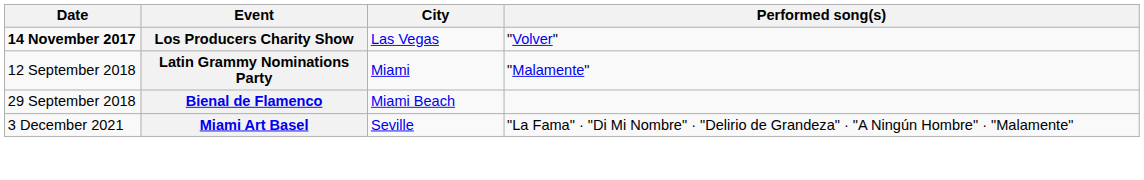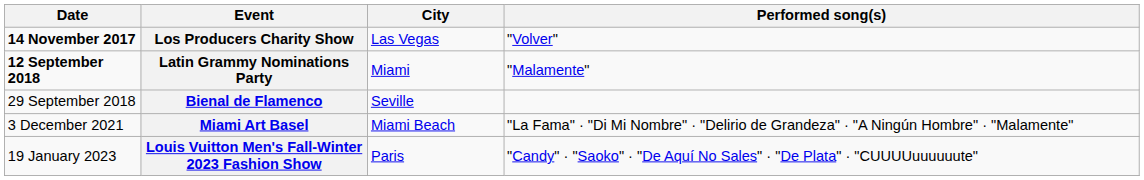(72, 70) normal -> (56, 70) bold
(413, 101) Miami Beach -> (392, 101) Seville
(392, 124) Seville -> (413, 124) Miami Beach
+ row: (254, 156)
